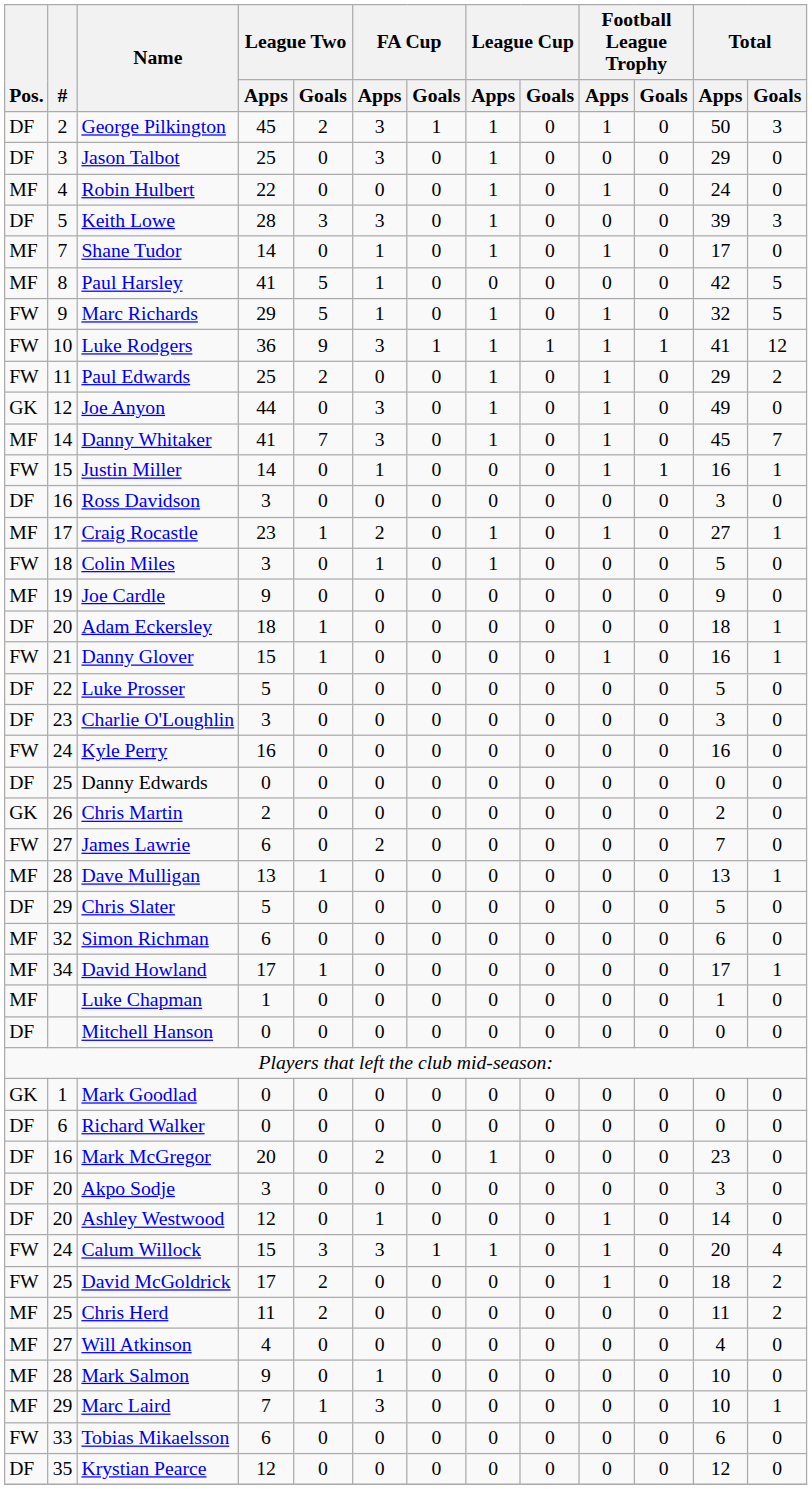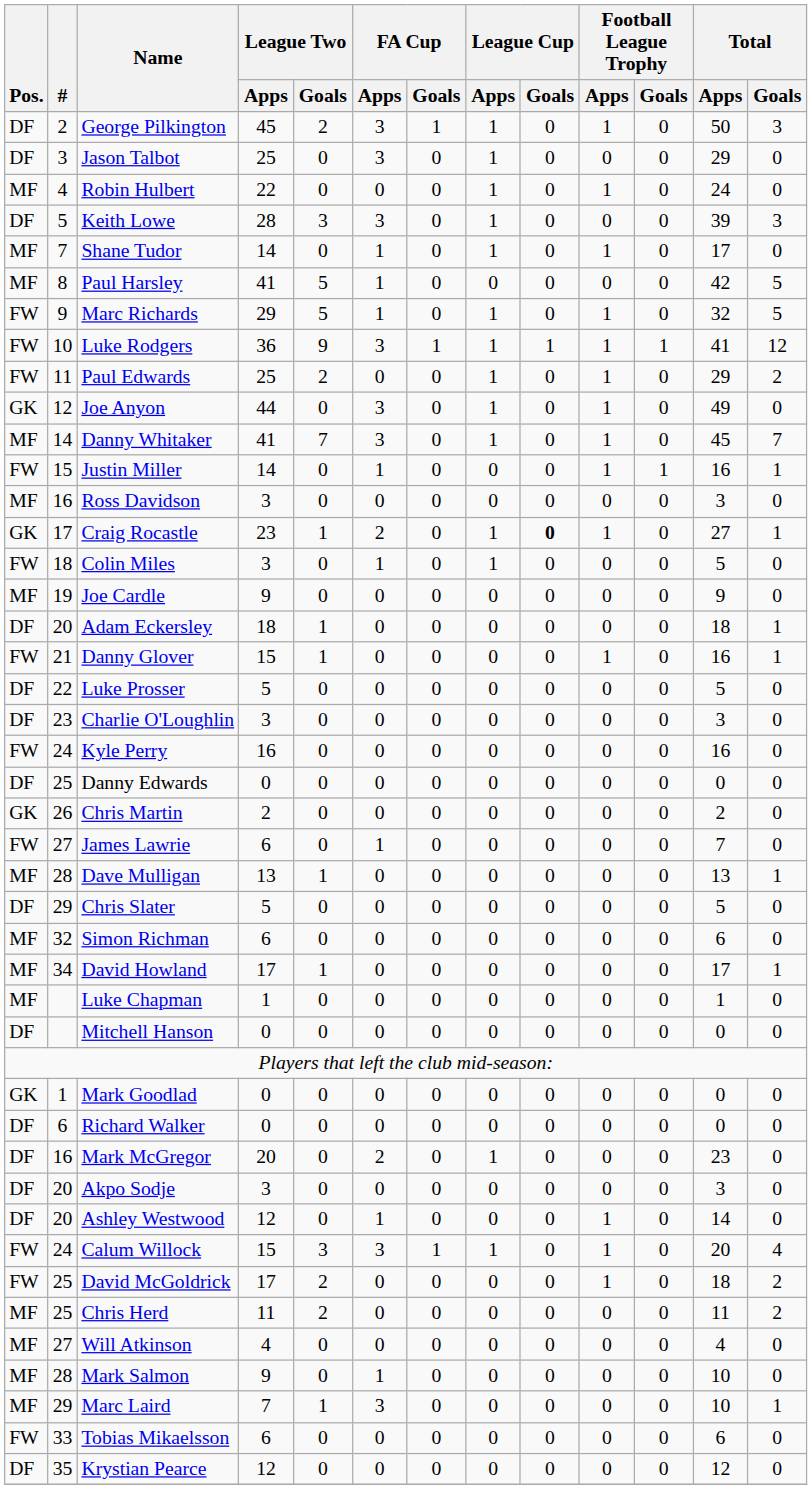(22, 501) DF -> (23, 501) MF
(23, 532) MF -> (23, 532) GK
(550, 532) normal -> (550, 532) bold
(380, 844) 2 -> (380, 844) 1
